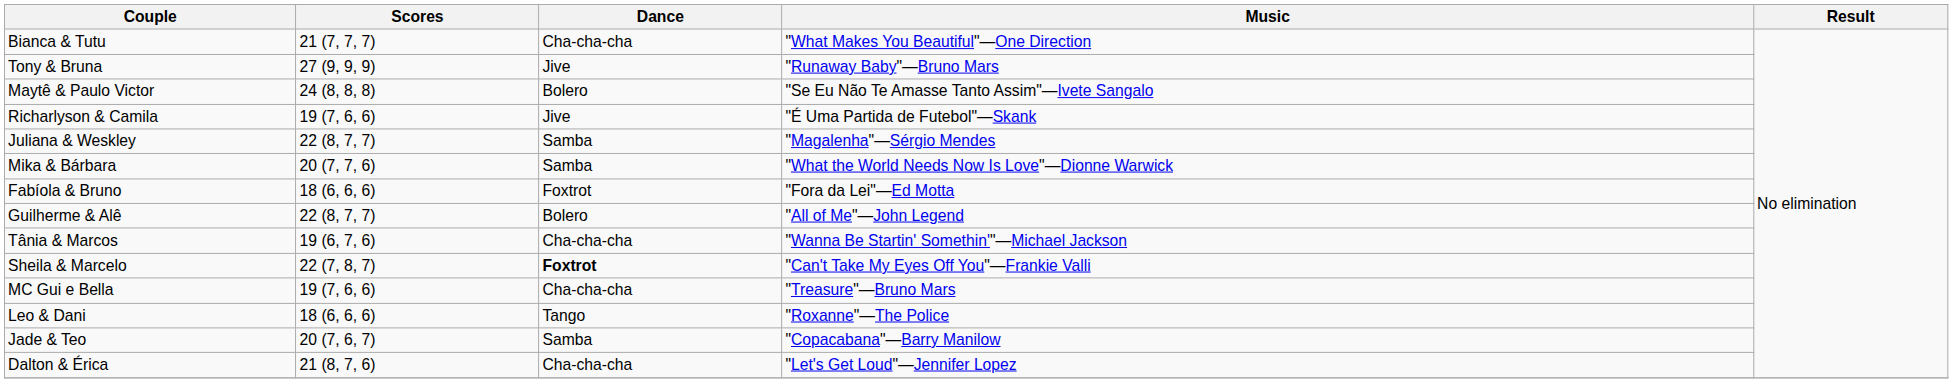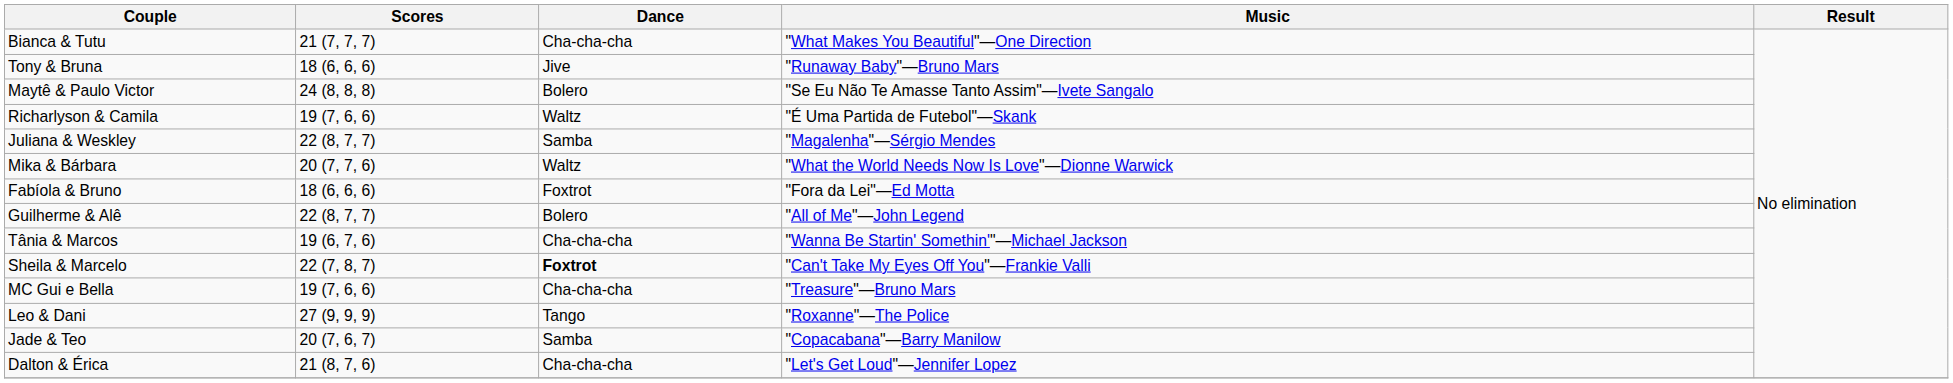(338, 66) 27 (9, 9, 9) -> (338, 66) 18 (6, 6, 6)
(556, 116) Jive -> (562, 116) Waltz
(567, 166) Samba -> (562, 166) Waltz
(338, 315) 18 (6, 6, 6) -> (338, 315) 27 (9, 9, 9)
